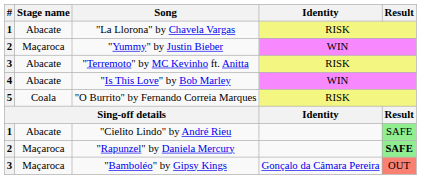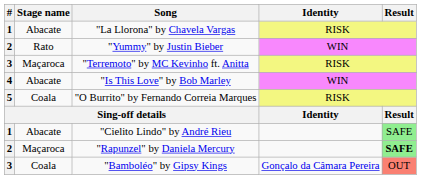(43, 47) Maçaroca -> (43, 47) Rato
(43, 64) Abacate -> (43, 64) Maçaroca
(43, 166) Maçaroca -> (43, 166) Coala
